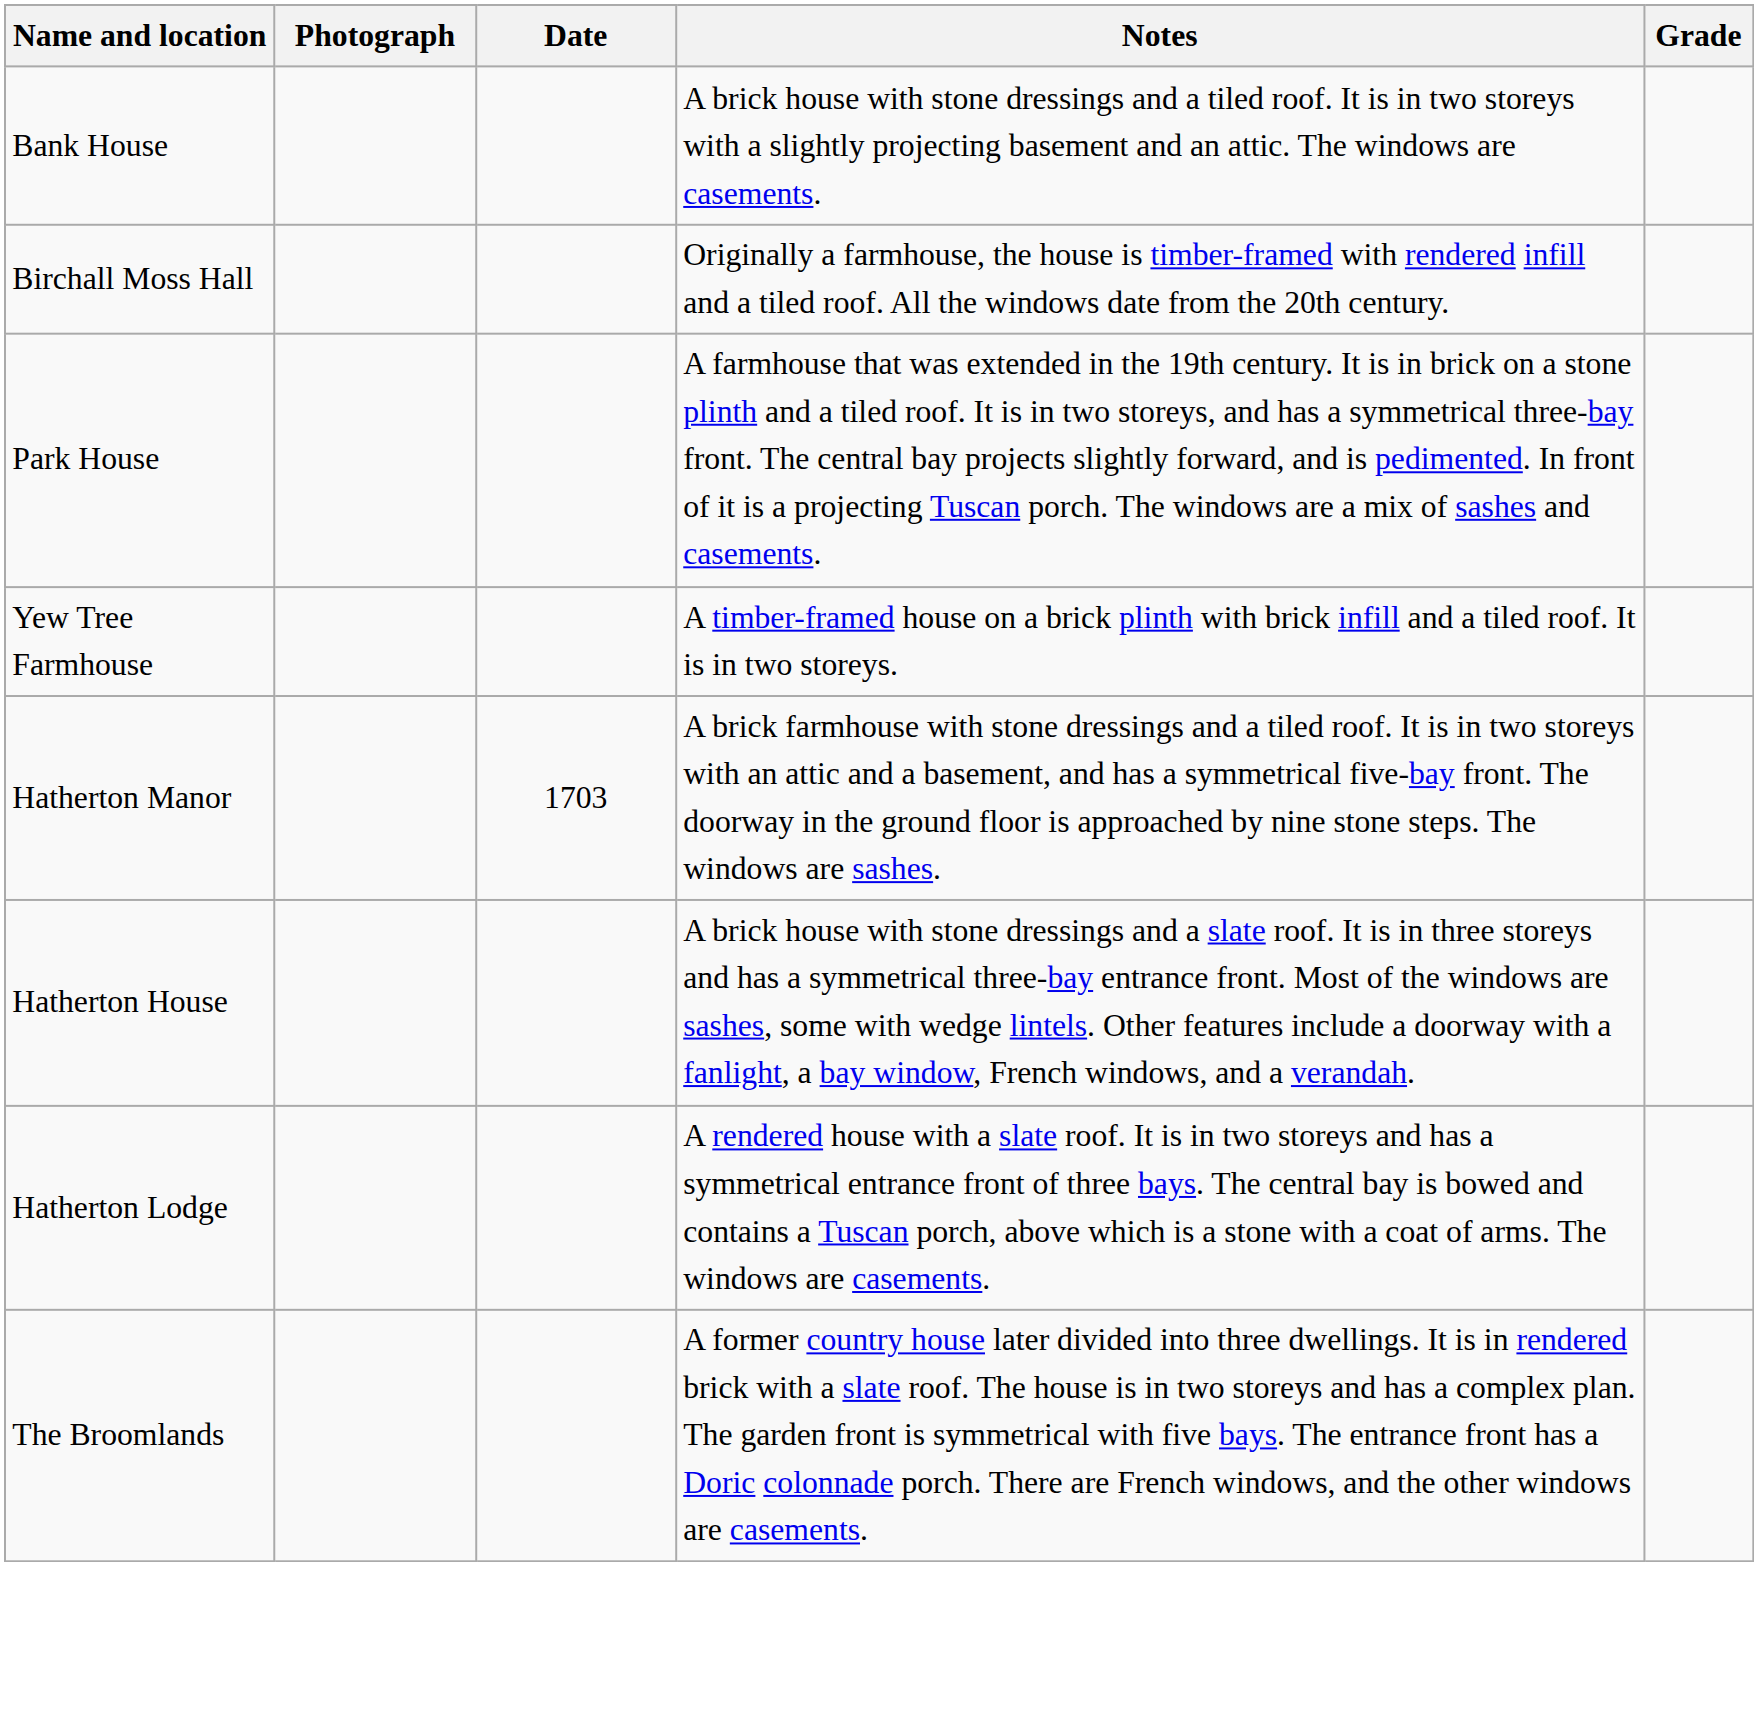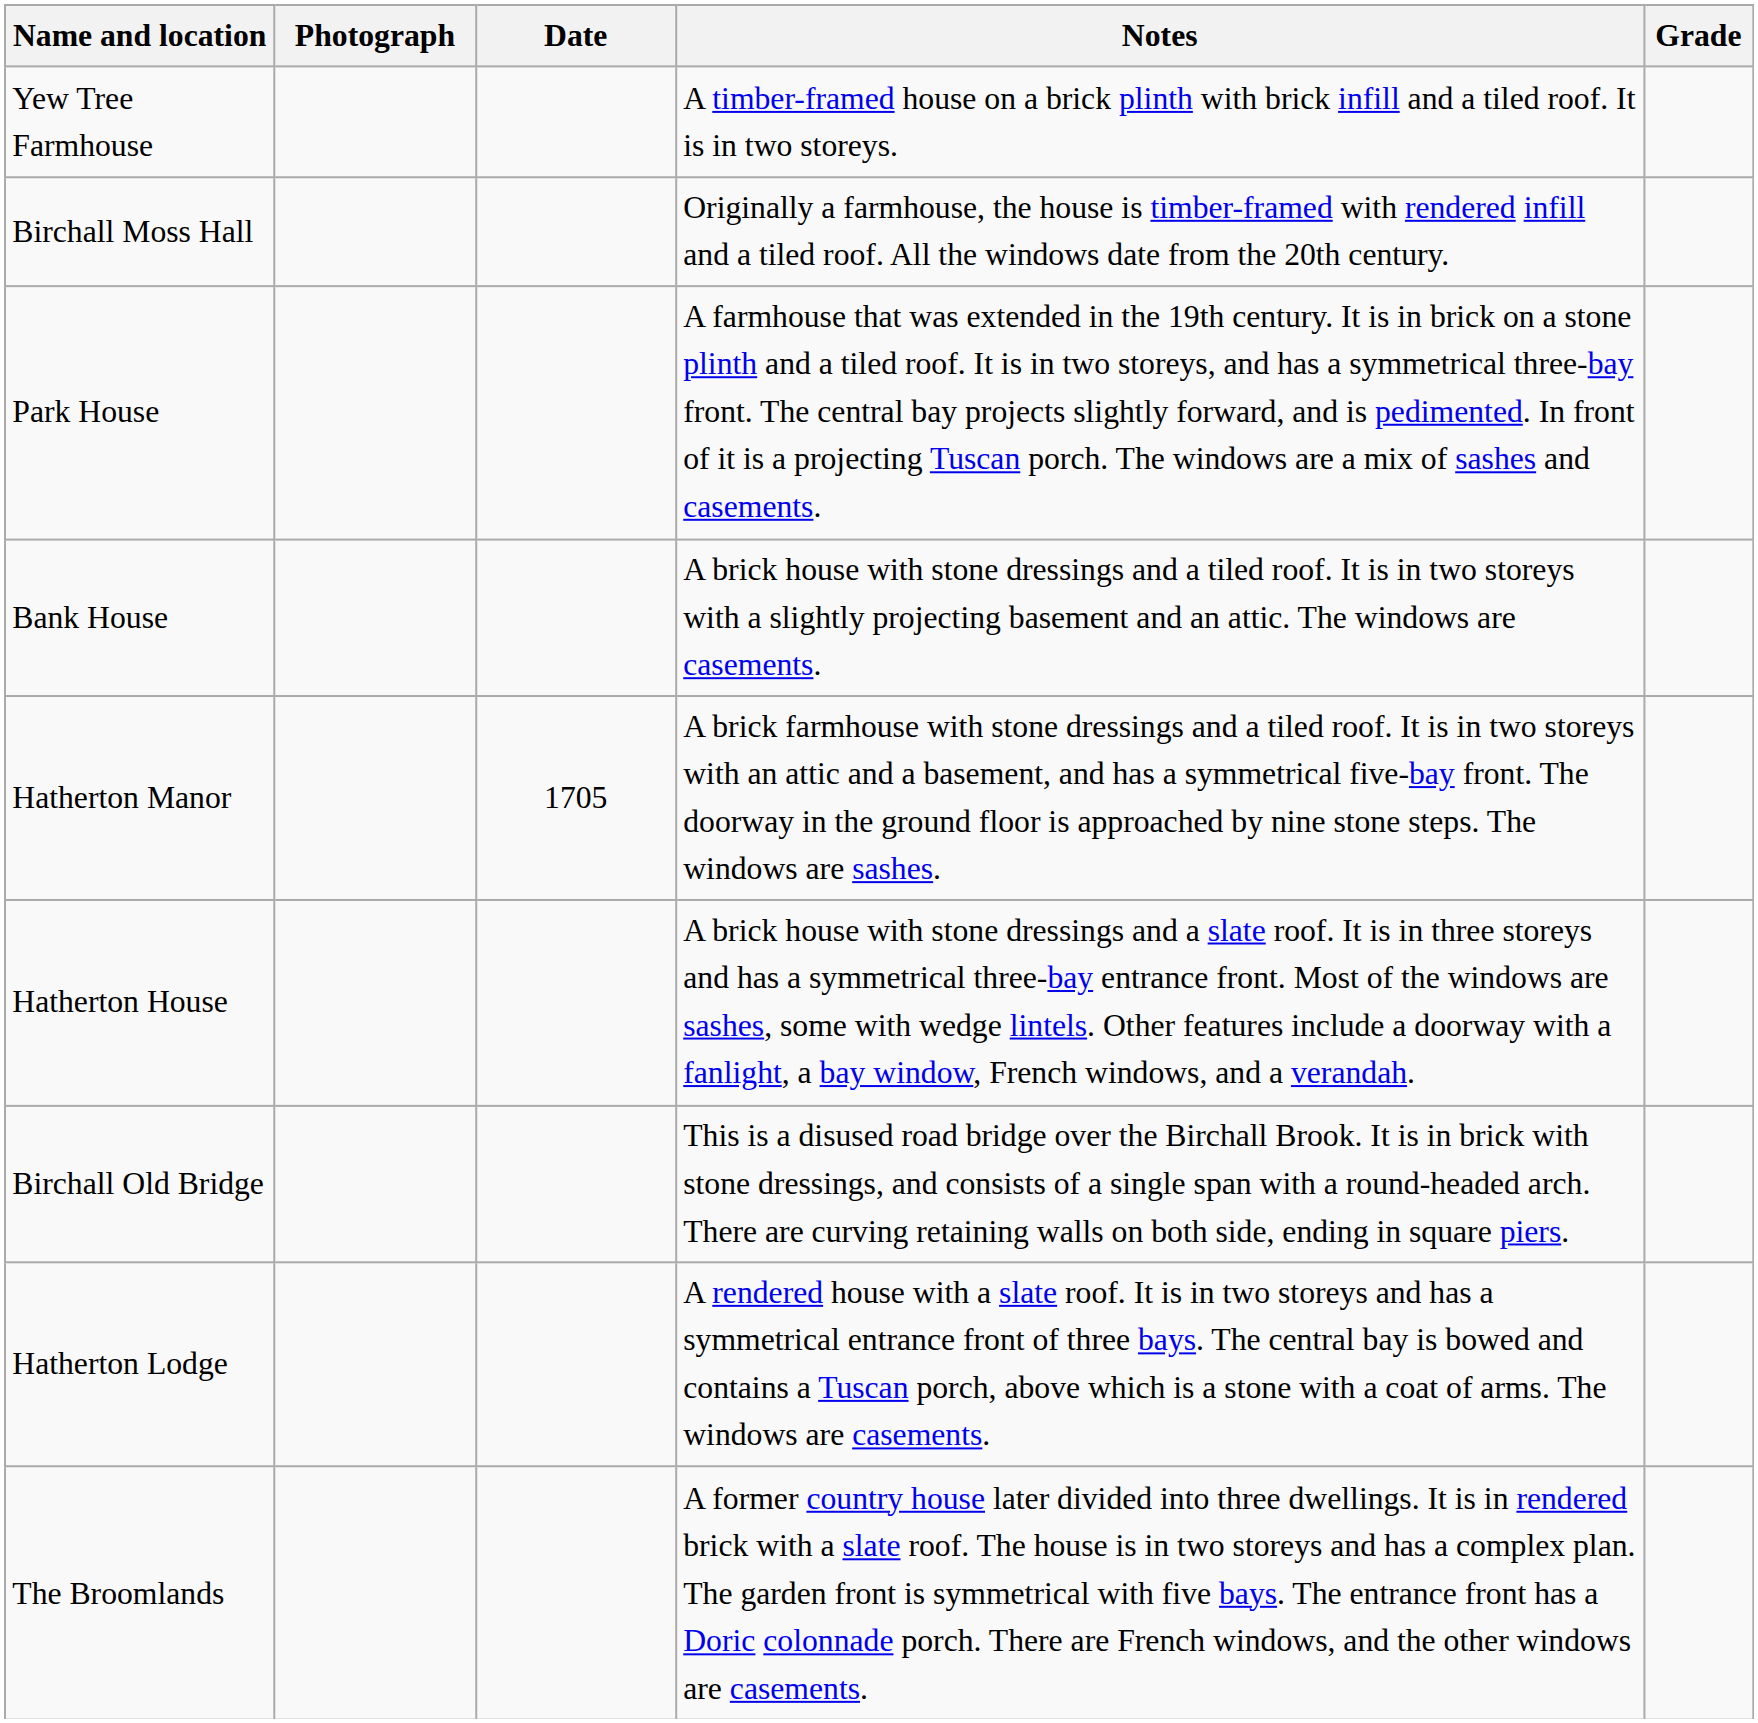rows swapped: (83, 640) <-> (90, 145)
(576, 797) 1703 -> (576, 797) 1705
+ row: (138, 1183)
